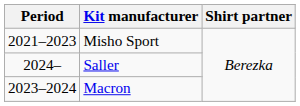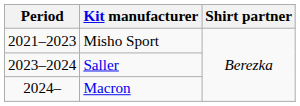(42, 64) 2024– -> (42, 64) 2023–2024
(42, 88) 2023–2024 -> (42, 88) 2024–
